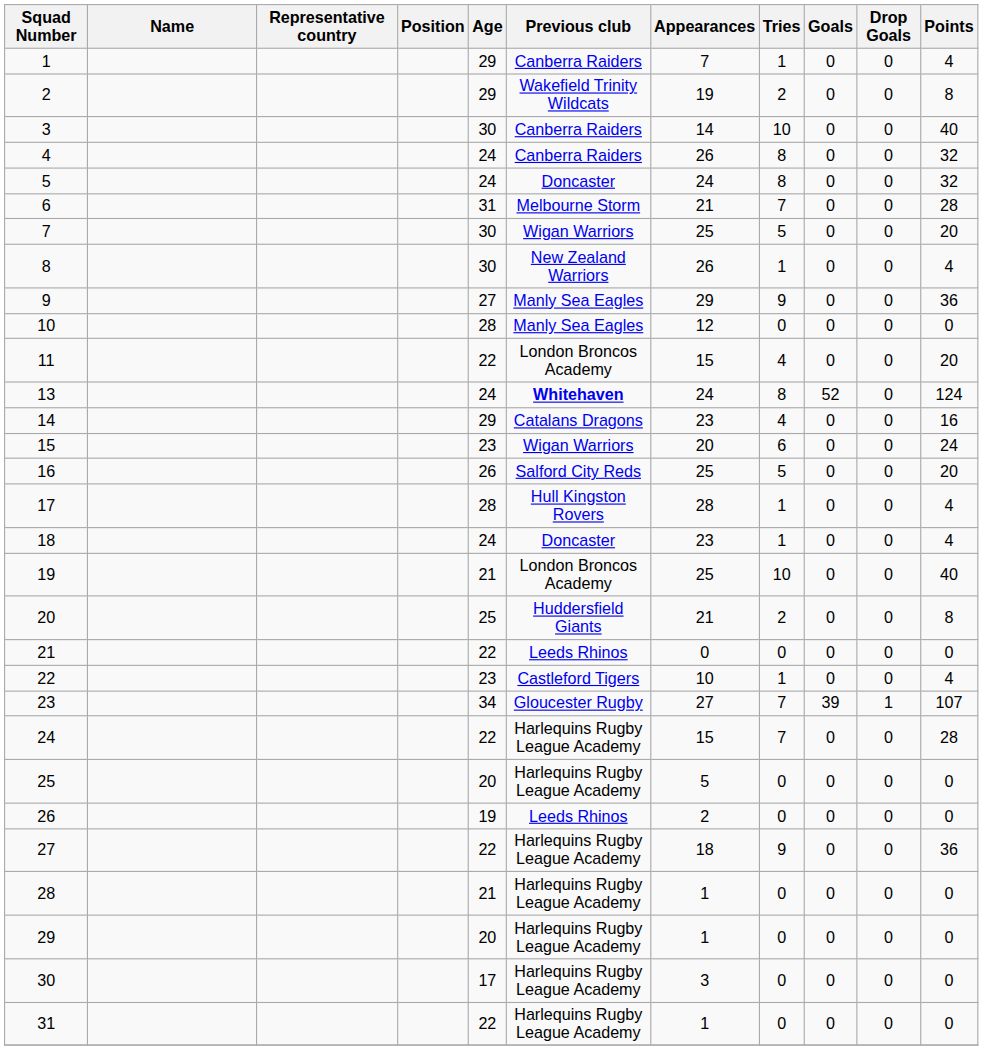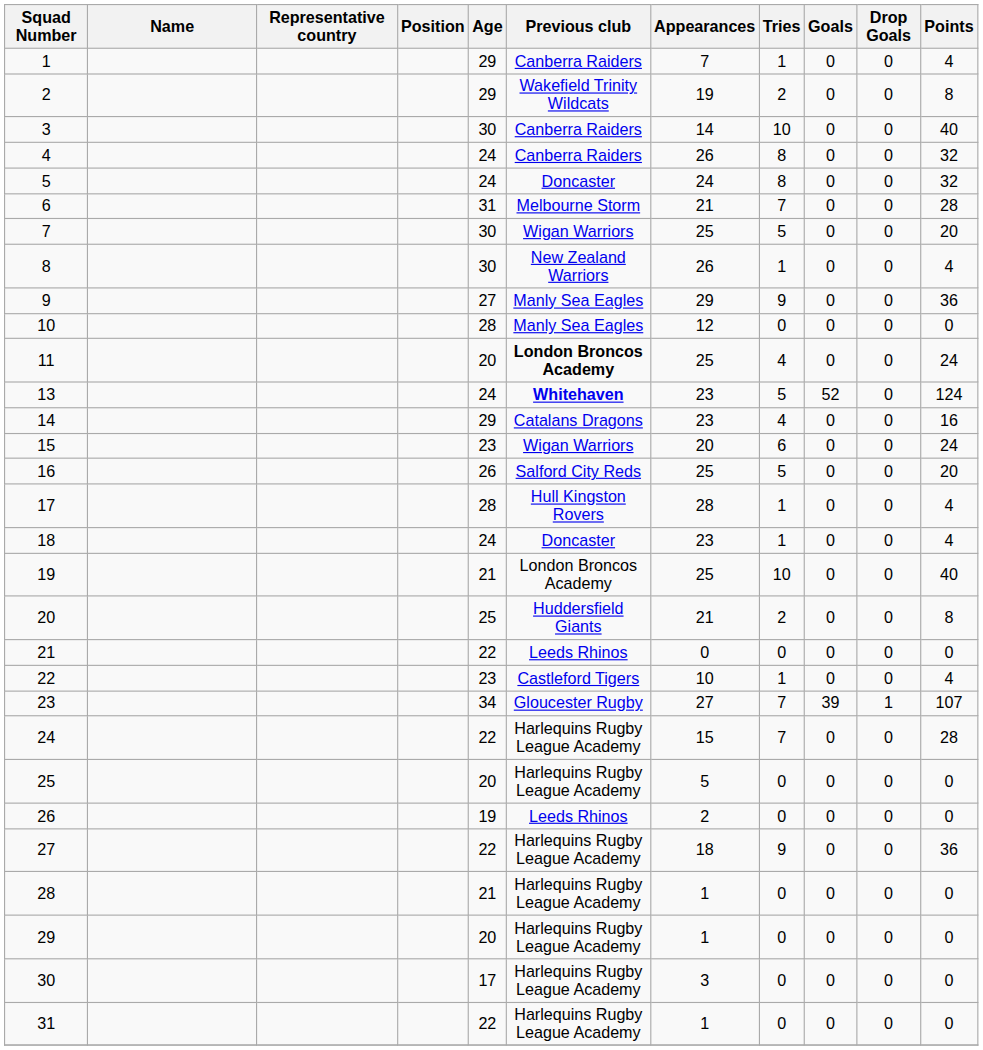(487, 361) 22 -> (487, 361) 20
(578, 361) normal -> (578, 361) bold
(705, 361) 15 -> (705, 361) 25
(949, 361) 20 -> (949, 361) 24
(705, 395) 24 -> (705, 395) 23
(782, 395) 8 -> (782, 395) 5
